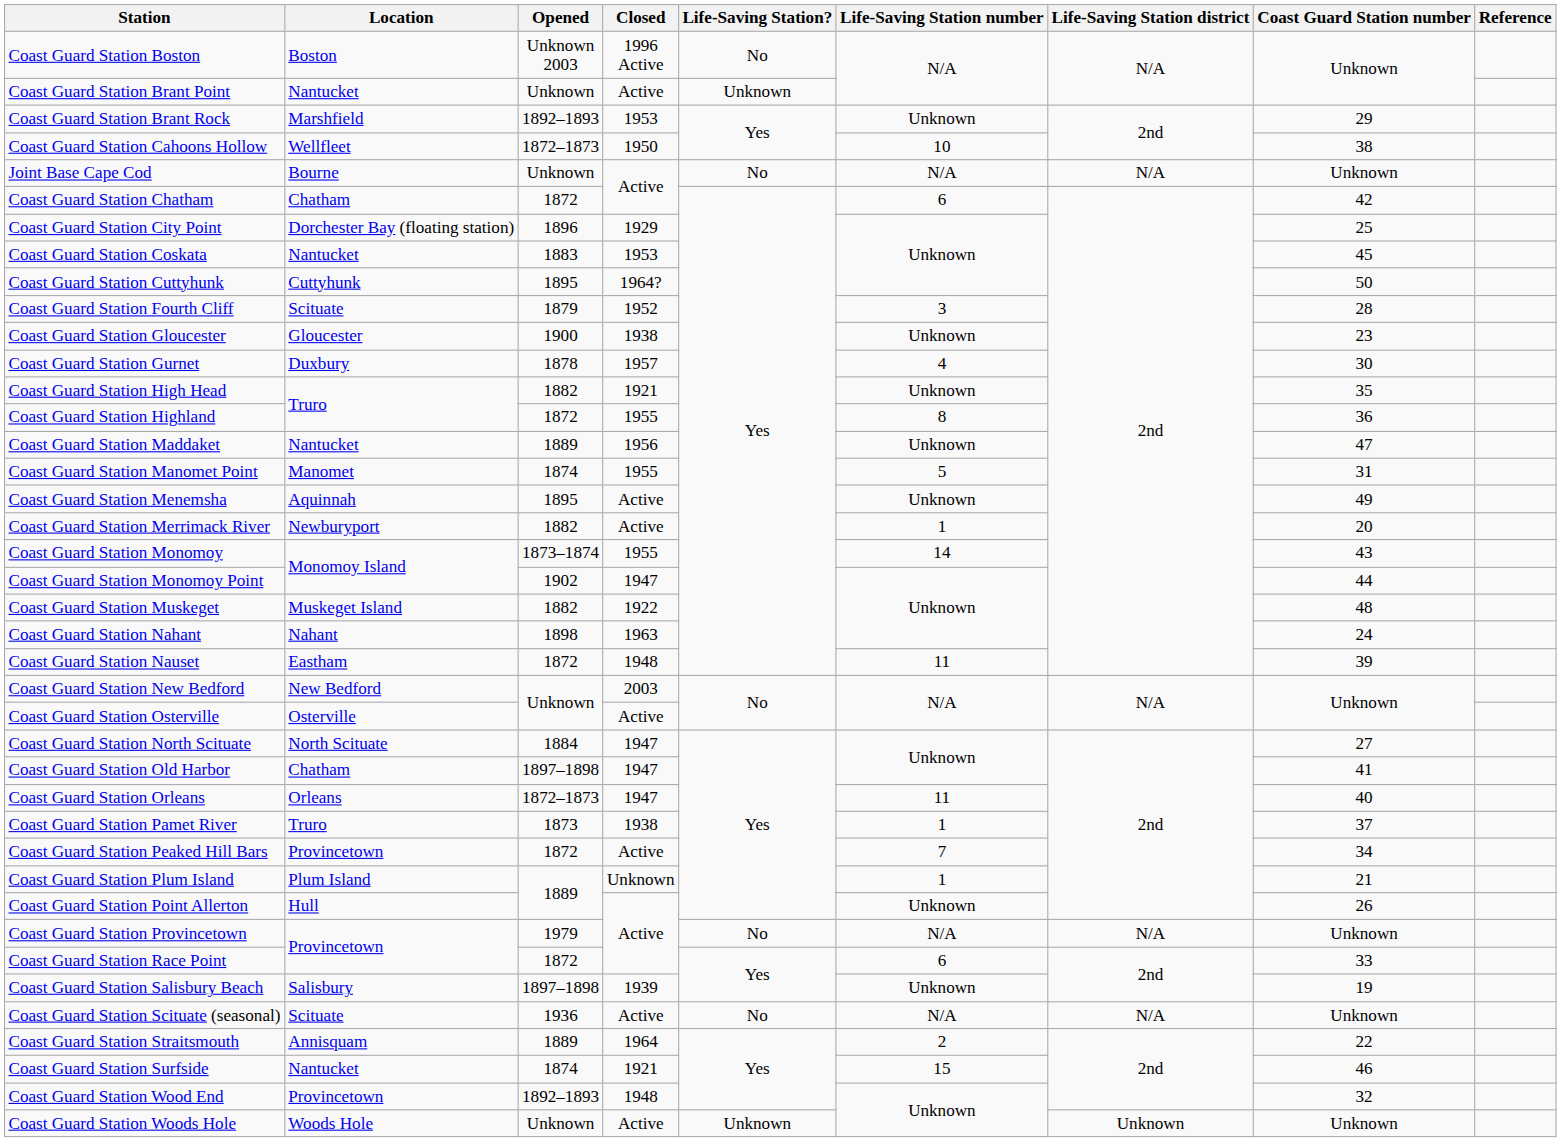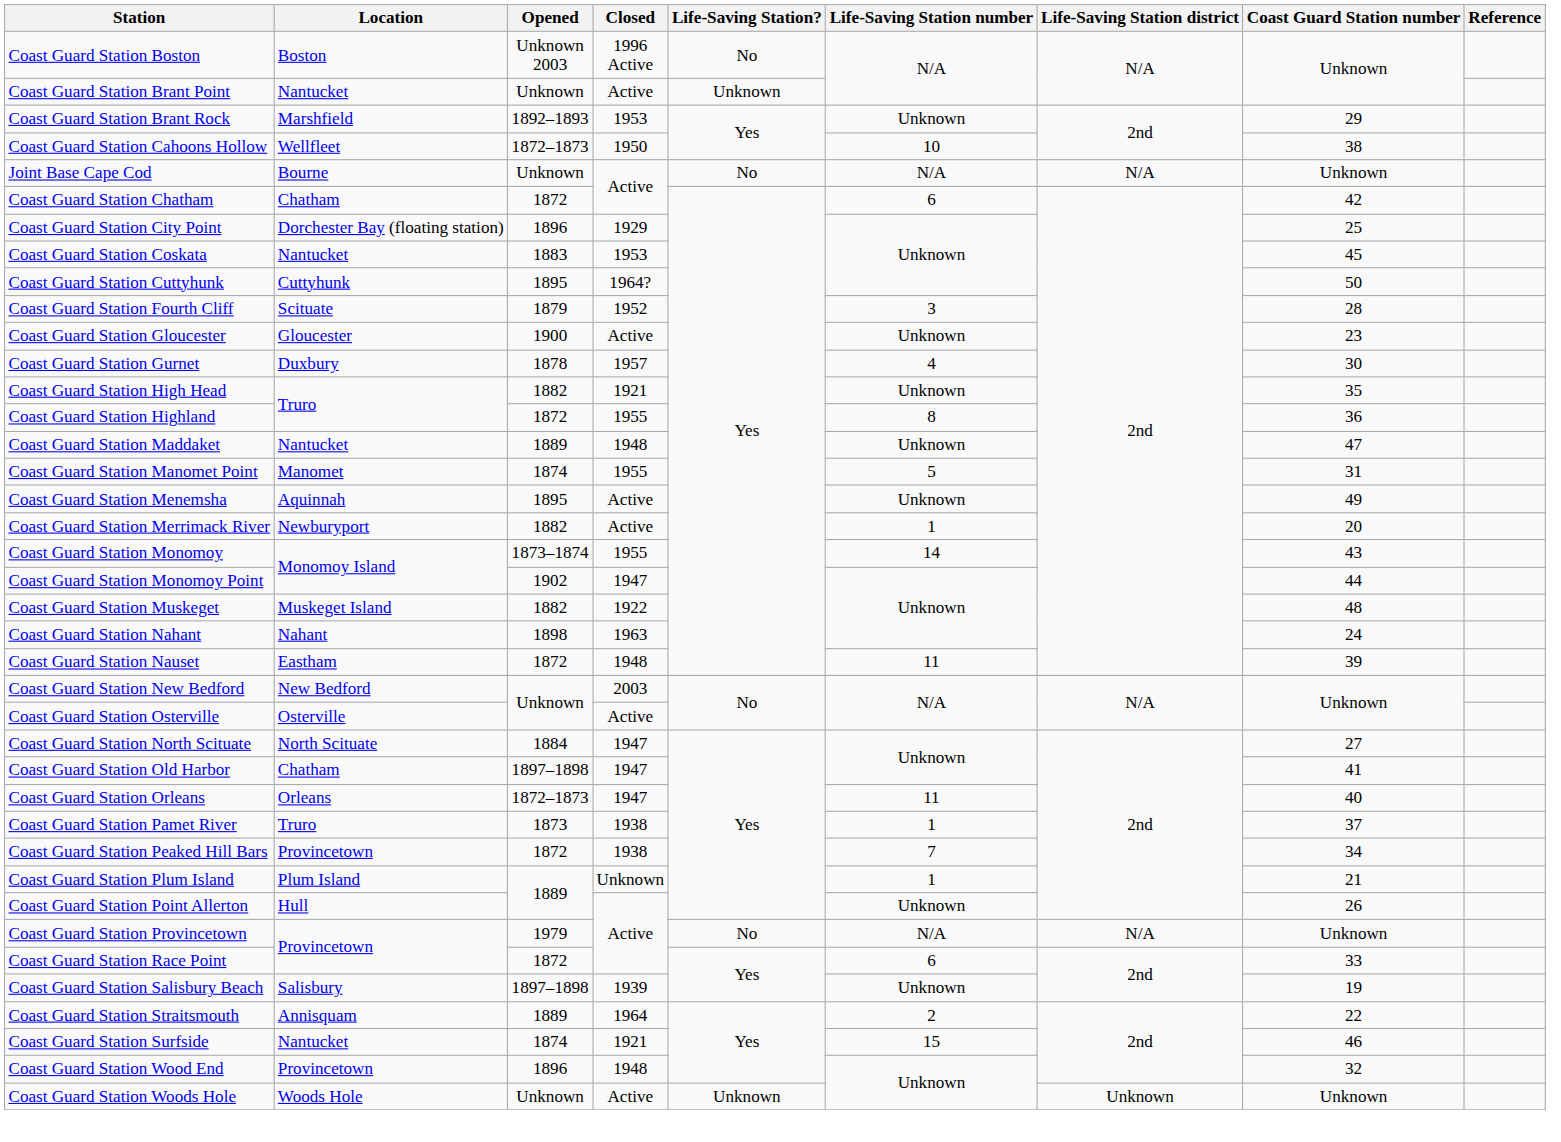(641, 335) 1938 -> (630, 335) Active
(641, 444) 1956 -> (630, 444) 1948
(641, 851) Active -> (630, 851) 1938
- row: (144, 1014)
(561, 1096) 1892–1893 -> (550, 1069) 1896
